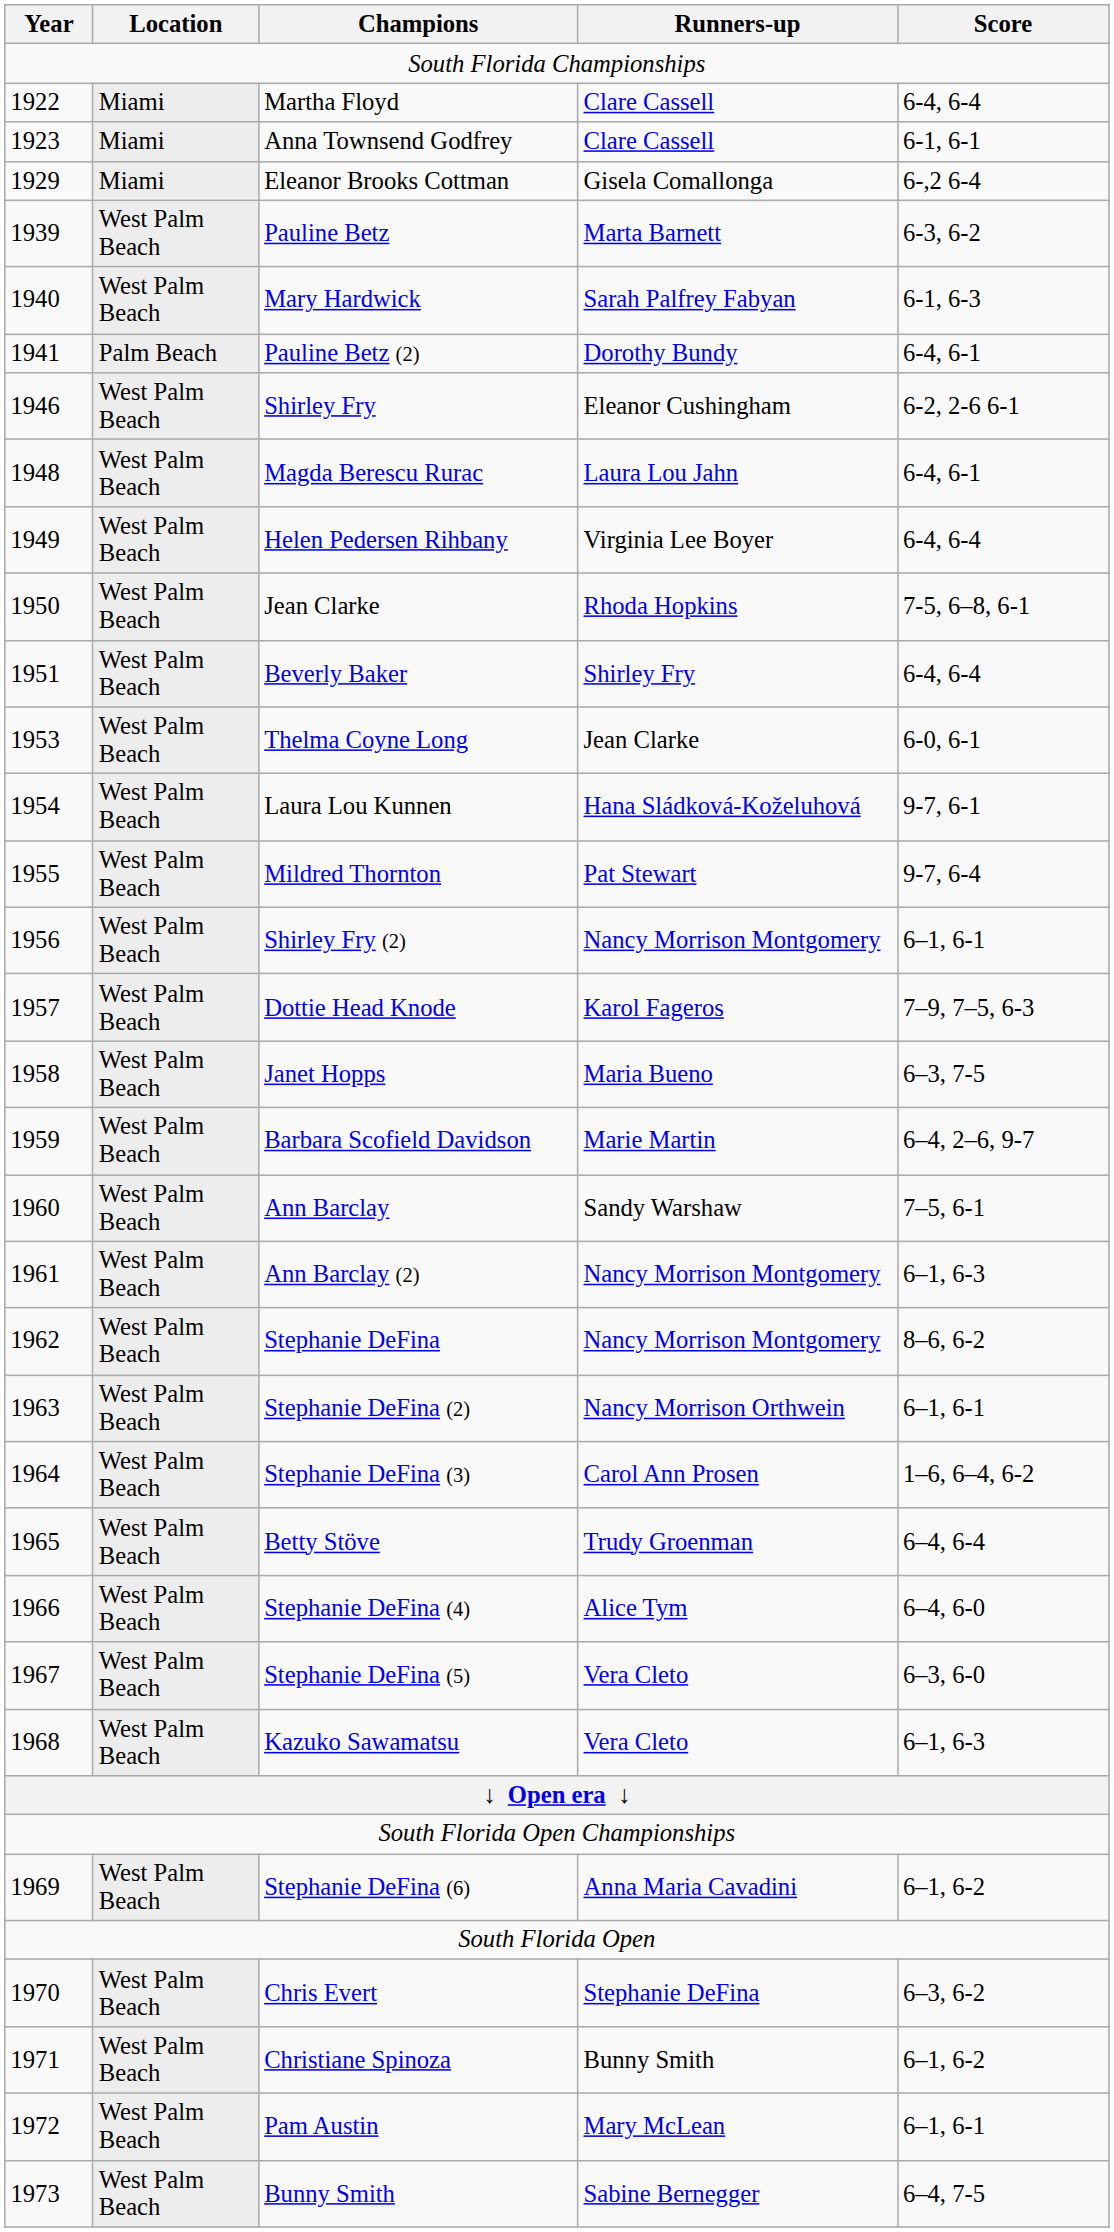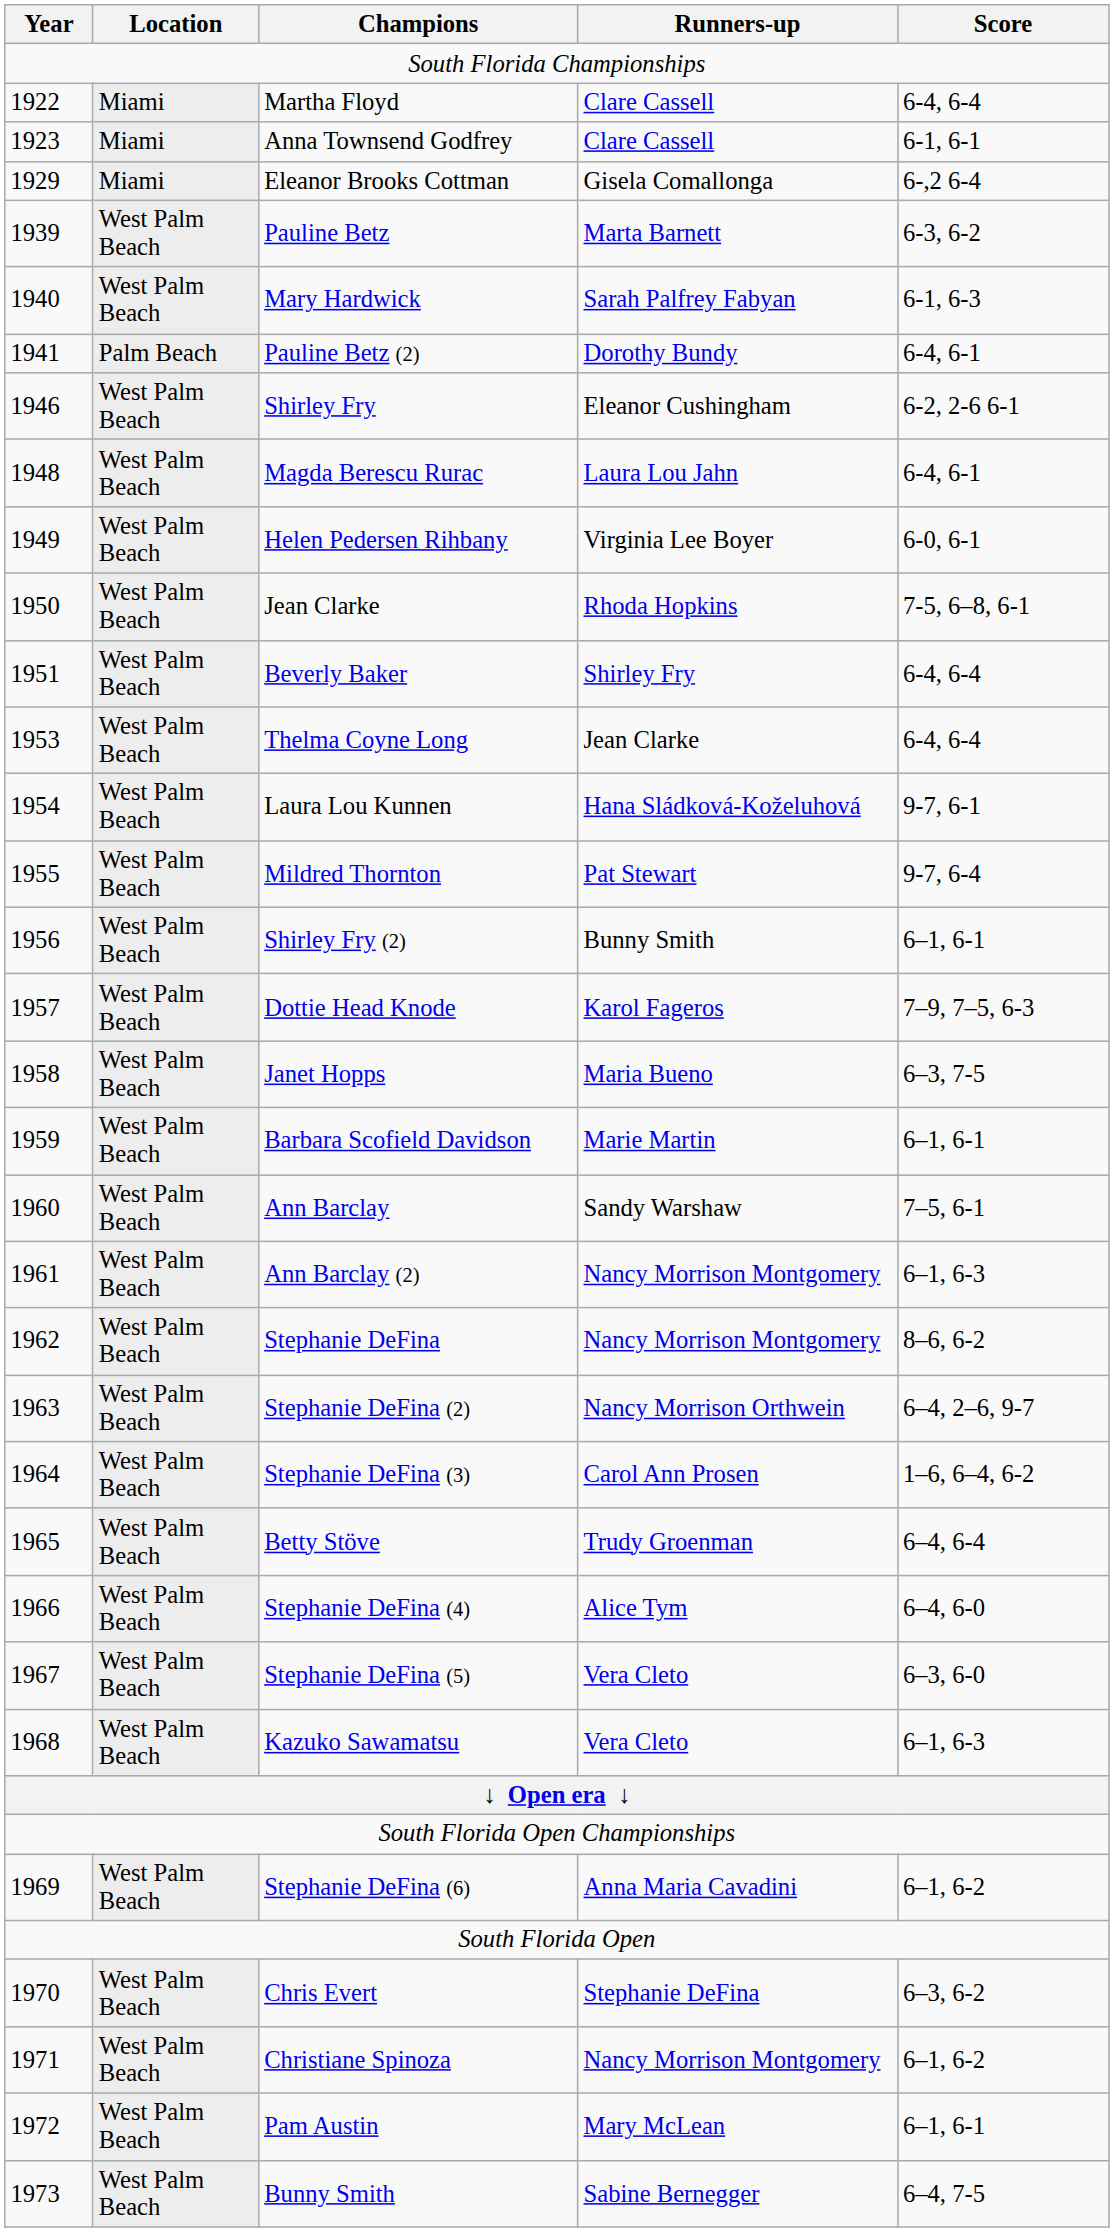(942, 539) 6-4, 6-4 -> (942, 539) 6-0, 6-1
(942, 739) 6-0, 6-1 -> (942, 739) 6-4, 6-4
(732, 940) Nancy Morrison Montgomery -> (649, 940) Bunny Smith
(969, 1140) 6–4, 2–6, 9-7 -> (944, 1140) 6–1, 6-1
(944, 1407) 6–1, 6-1 -> (969, 1407) 6–4, 2–6, 9-7
(649, 2059) Bunny Smith -> (732, 2059) Nancy Morrison Montgomery
